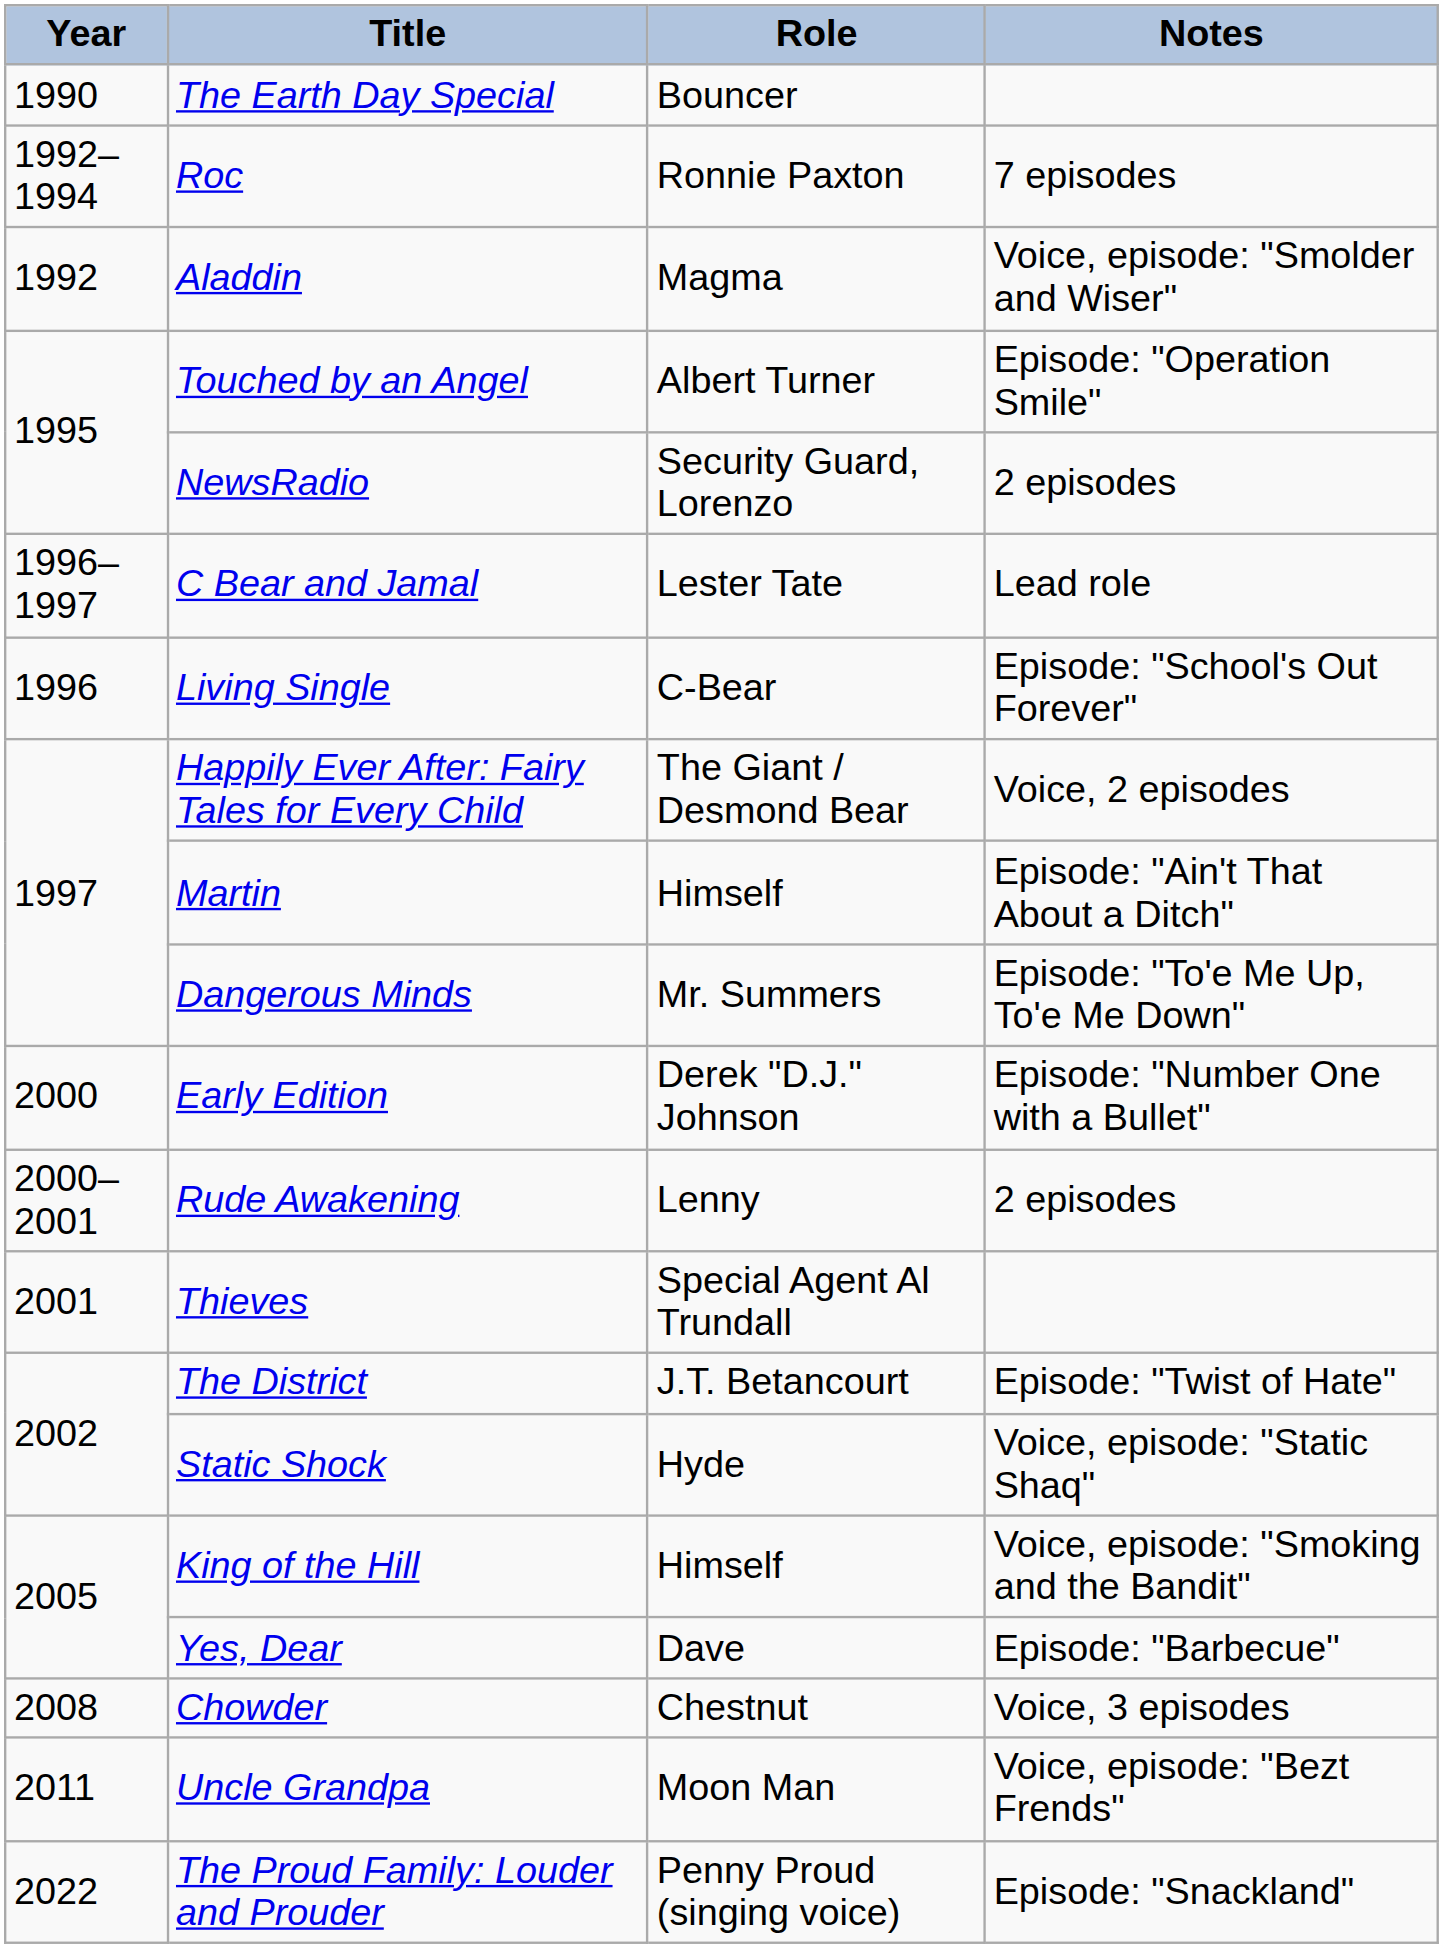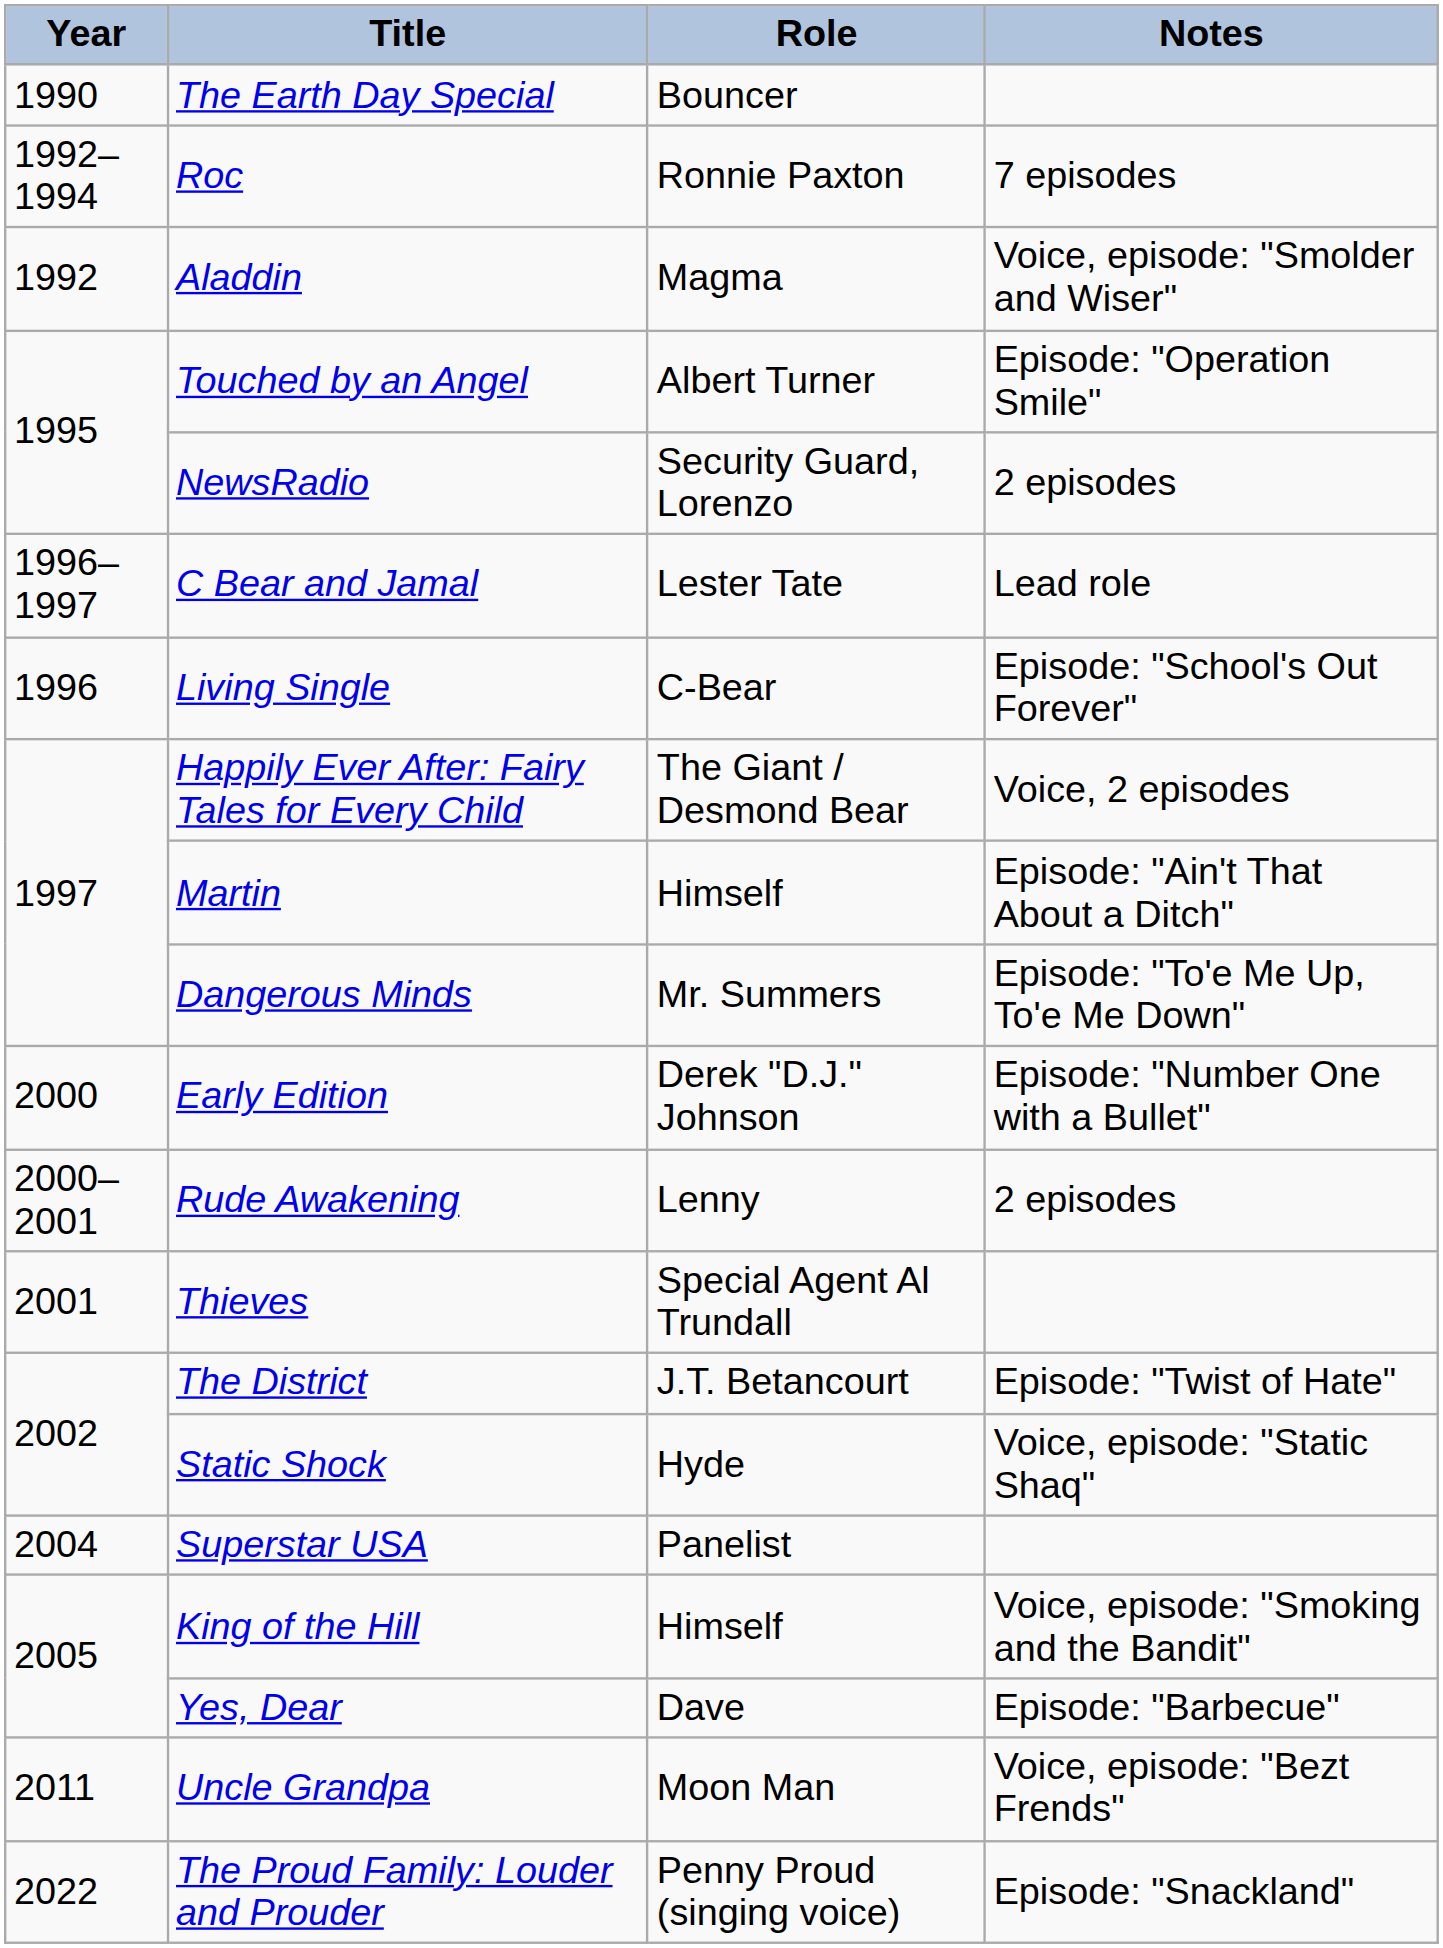+ row: (302, 1544)
- row: (252, 1707)
